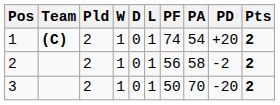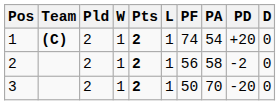columns swapped: (136, 16) <-> (258, 16)
